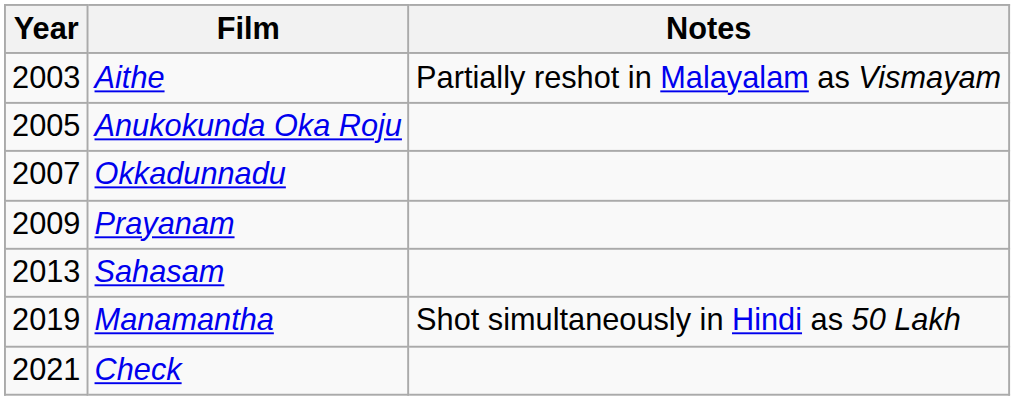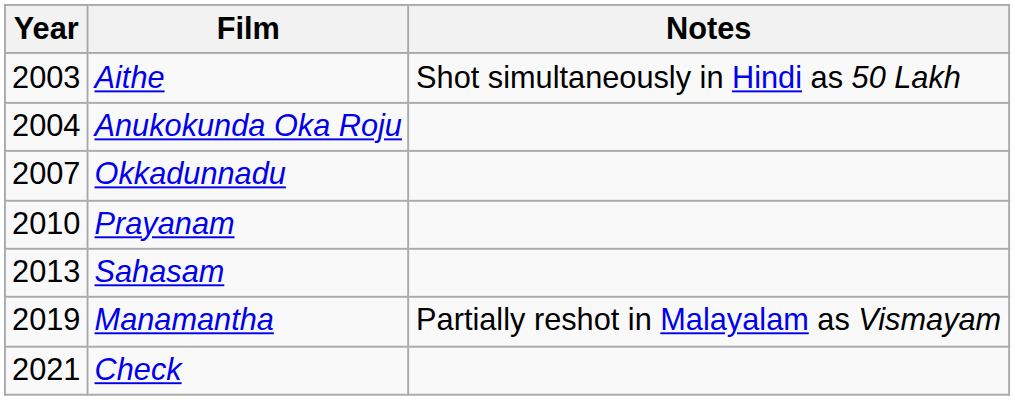(709, 77) Partially reshot in Malayalam as Vismayam -> (688, 77) Shot simultaneously in Hindi as 50 Lakh
(46, 126) 2005 -> (46, 126) 2004
(46, 223) 2009 -> (46, 223) 2010
(688, 321) Shot simultaneously in Hindi as 50 Lakh -> (709, 321) Partially reshot in Malayalam as Vismayam
